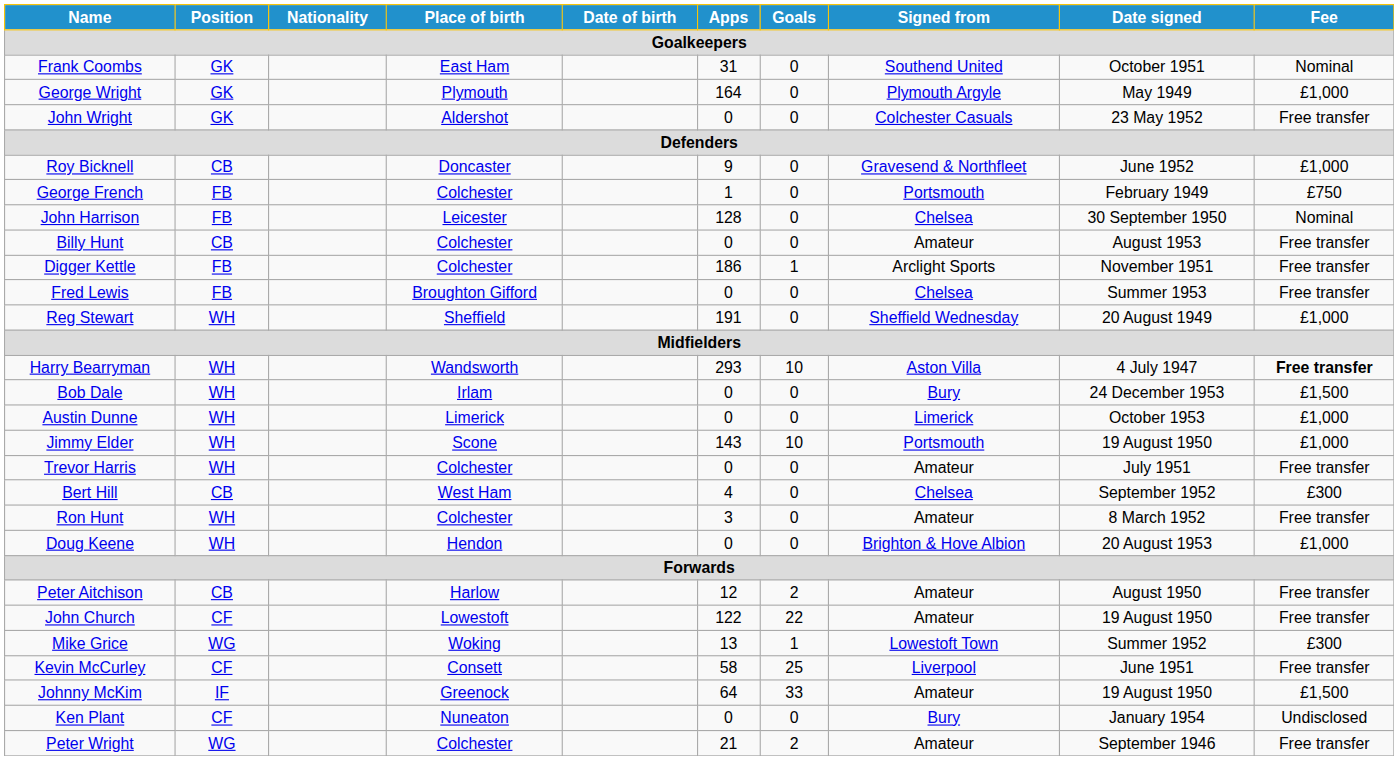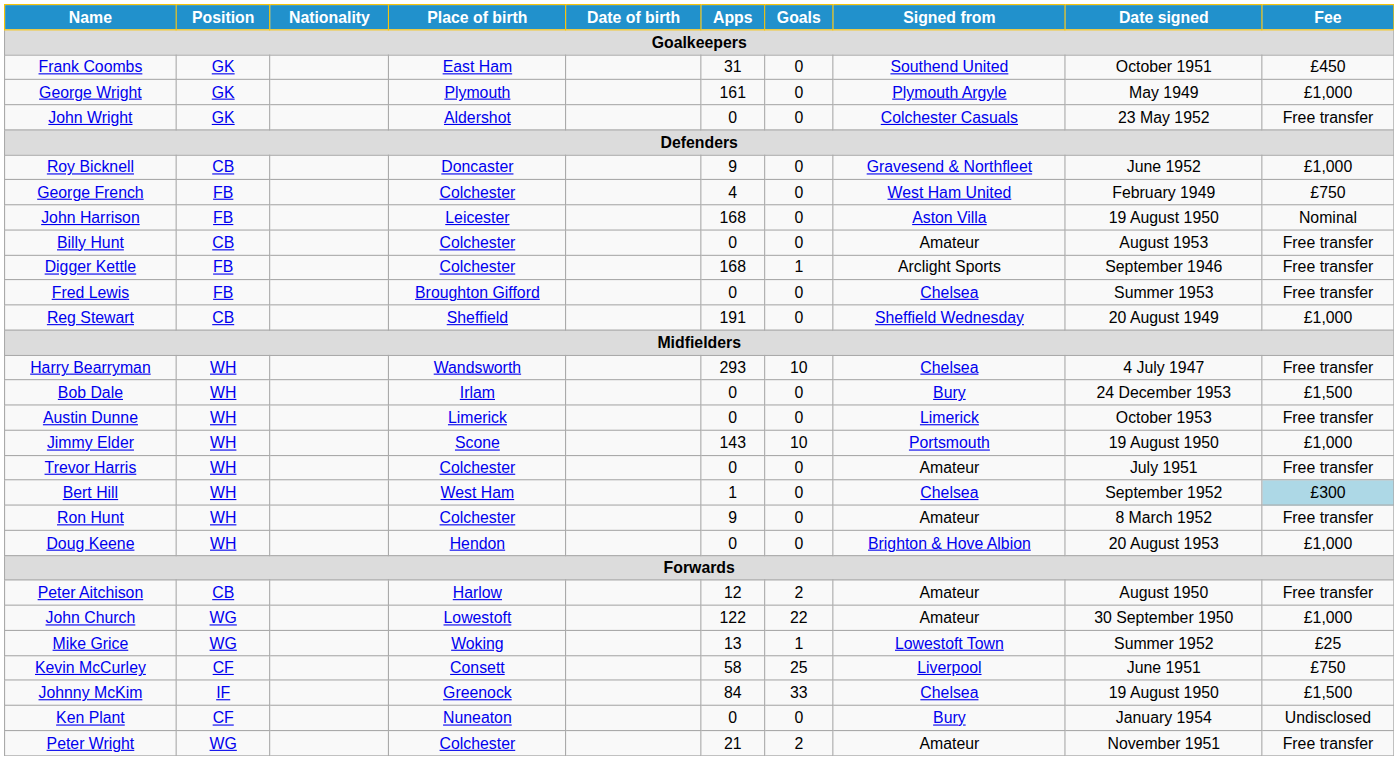(1324, 68) Nominal -> (1328, 68) £450
(728, 93) 164 -> (733, 93) 161
(728, 193) 1 -> (733, 193) 4
(944, 193) Portsmouth -> (949, 193) West Ham United
(728, 218) 128 -> (733, 218) 168
(944, 218) Chelsea -> (949, 218) Aston Villa
(1157, 218) 30 September 1950 -> (1164, 218) 19 August 1950
(728, 268) 186 -> (733, 268) 168
(1157, 268) November 1951 -> (1164, 268) September 1946
(222, 318) WH -> (223, 318) CB
(944, 368) Aston Villa -> (949, 368) Chelsea
(1324, 368) bold -> (1328, 368) normal
(1324, 418) £1,000 -> (1328, 418) Free transfer
(222, 493) CB -> (223, 493) WH
(728, 493) 4 -> (733, 493) 1
(1324, 493) no background -> (1328, 493) lightblue background
(728, 518) 3 -> (733, 518) 9
(222, 618) CF -> (223, 618) WG
(1157, 618) 19 August 1950 -> (1164, 618) 30 September 1950
(1324, 618) Free transfer -> (1328, 618) £1,000
(1324, 643) £300 -> (1328, 643) £25
(1324, 668) Free transfer -> (1328, 668) £750
(728, 693) 64 -> (733, 693) 84
(944, 693) Amateur -> (949, 693) Chelsea
(1157, 743) September 1946 -> (1164, 743) November 1951
